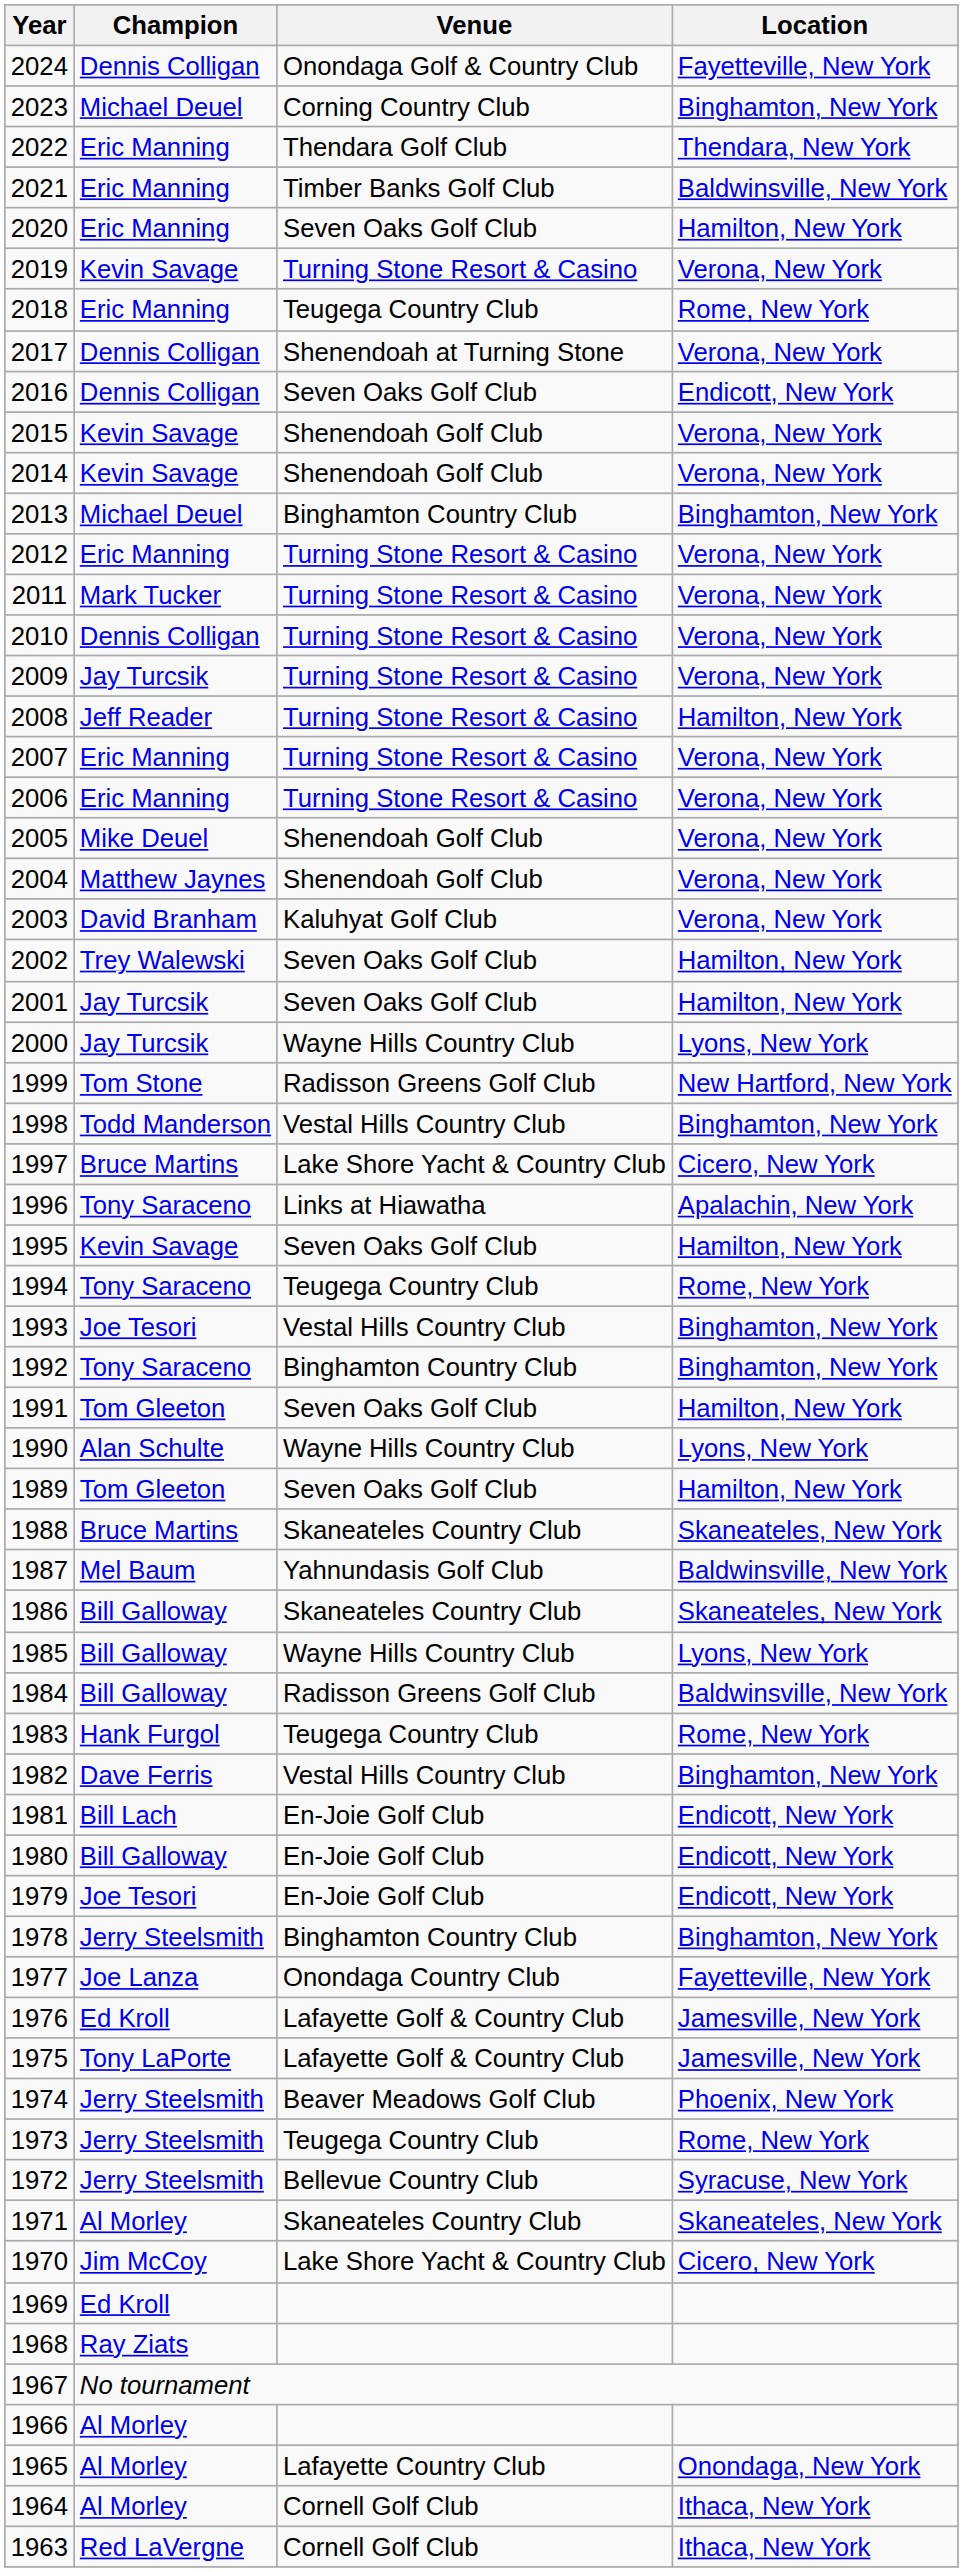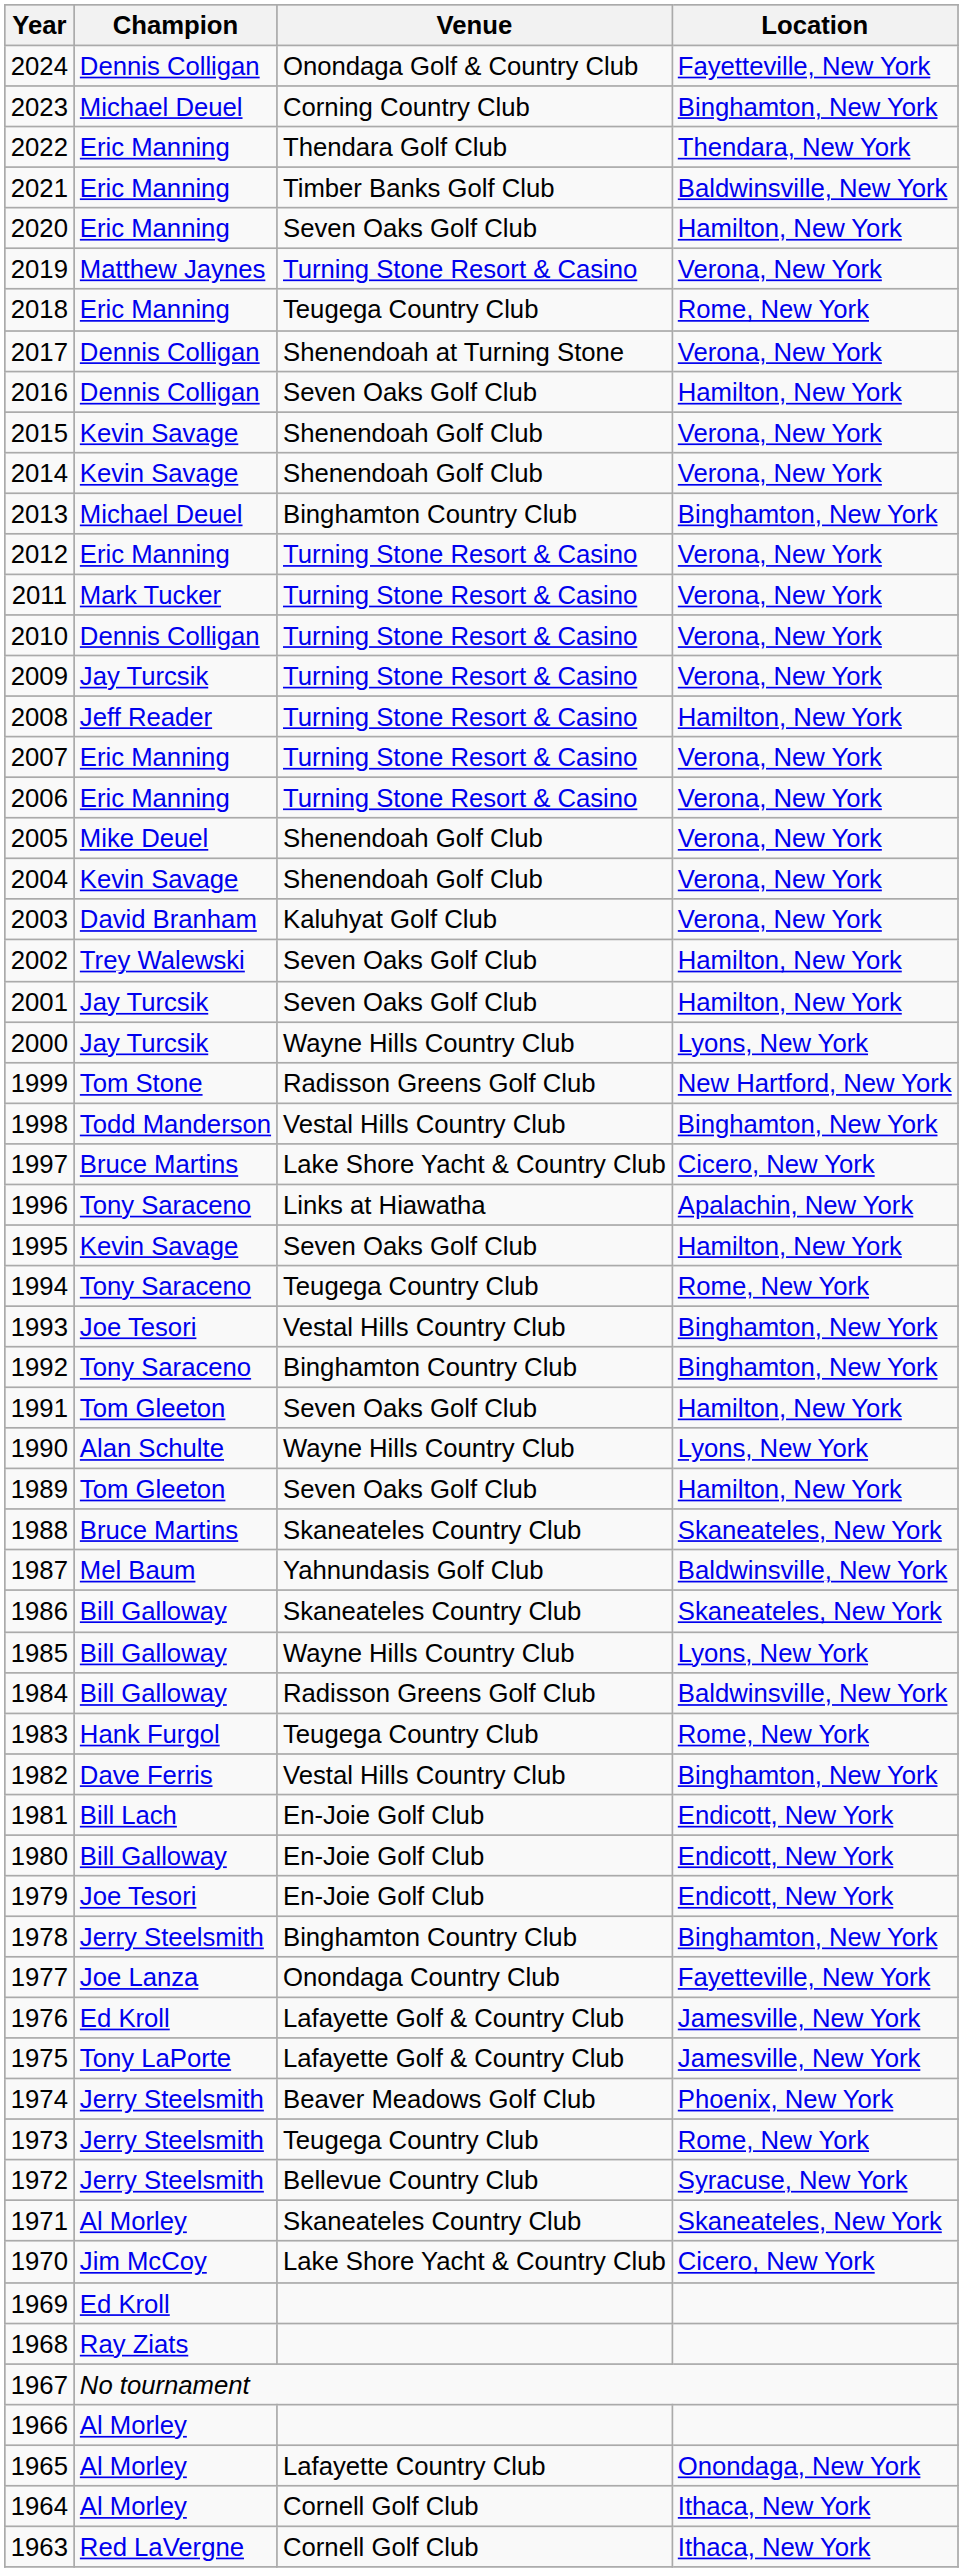(159, 269) Kevin Savage -> (173, 269) Matthew Jaynes
(786, 391) Endicott, New York -> (790, 391) Hamilton, New York
(173, 879) Matthew Jaynes -> (159, 879) Kevin Savage
